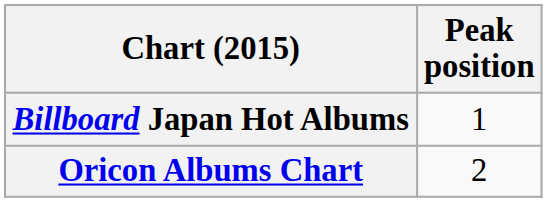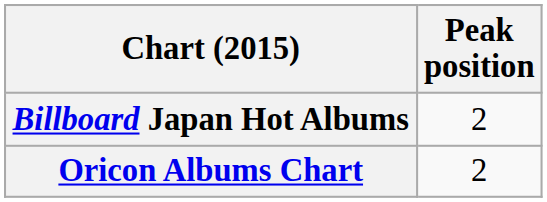(479, 118) 1 -> (479, 118) 2
